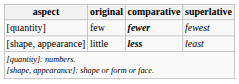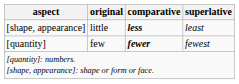rows swapped: (26, 28) <-> (46, 43)
